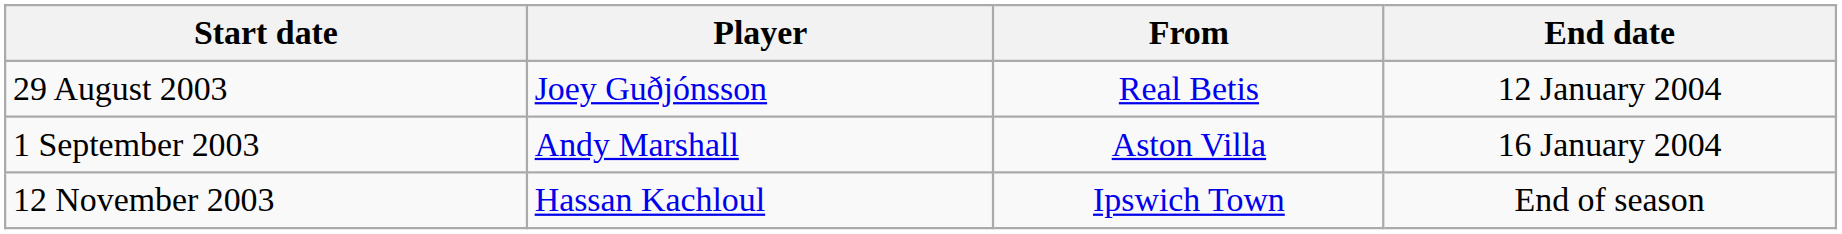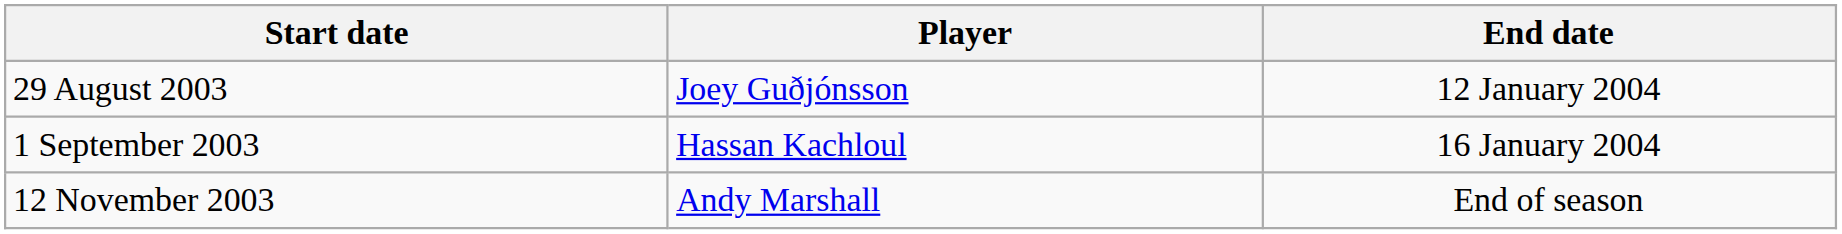- column: (1189, 32)
(637, 144) Andy Marshall -> (791, 144) Hassan Kachloul
(650, 200) Hassan Kachloul -> (778, 200) Andy Marshall
